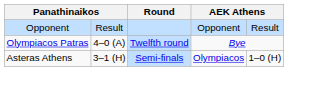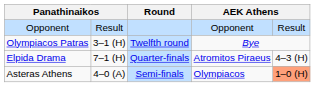(109, 43) 4–0 (A) -> (109, 43) 3–1 (H)
+ row: (36, 58)
(109, 58) 3–1 (H) -> (109, 74) 4–0 (A)
(265, 58) no background -> (291, 74) lightsalmon background
